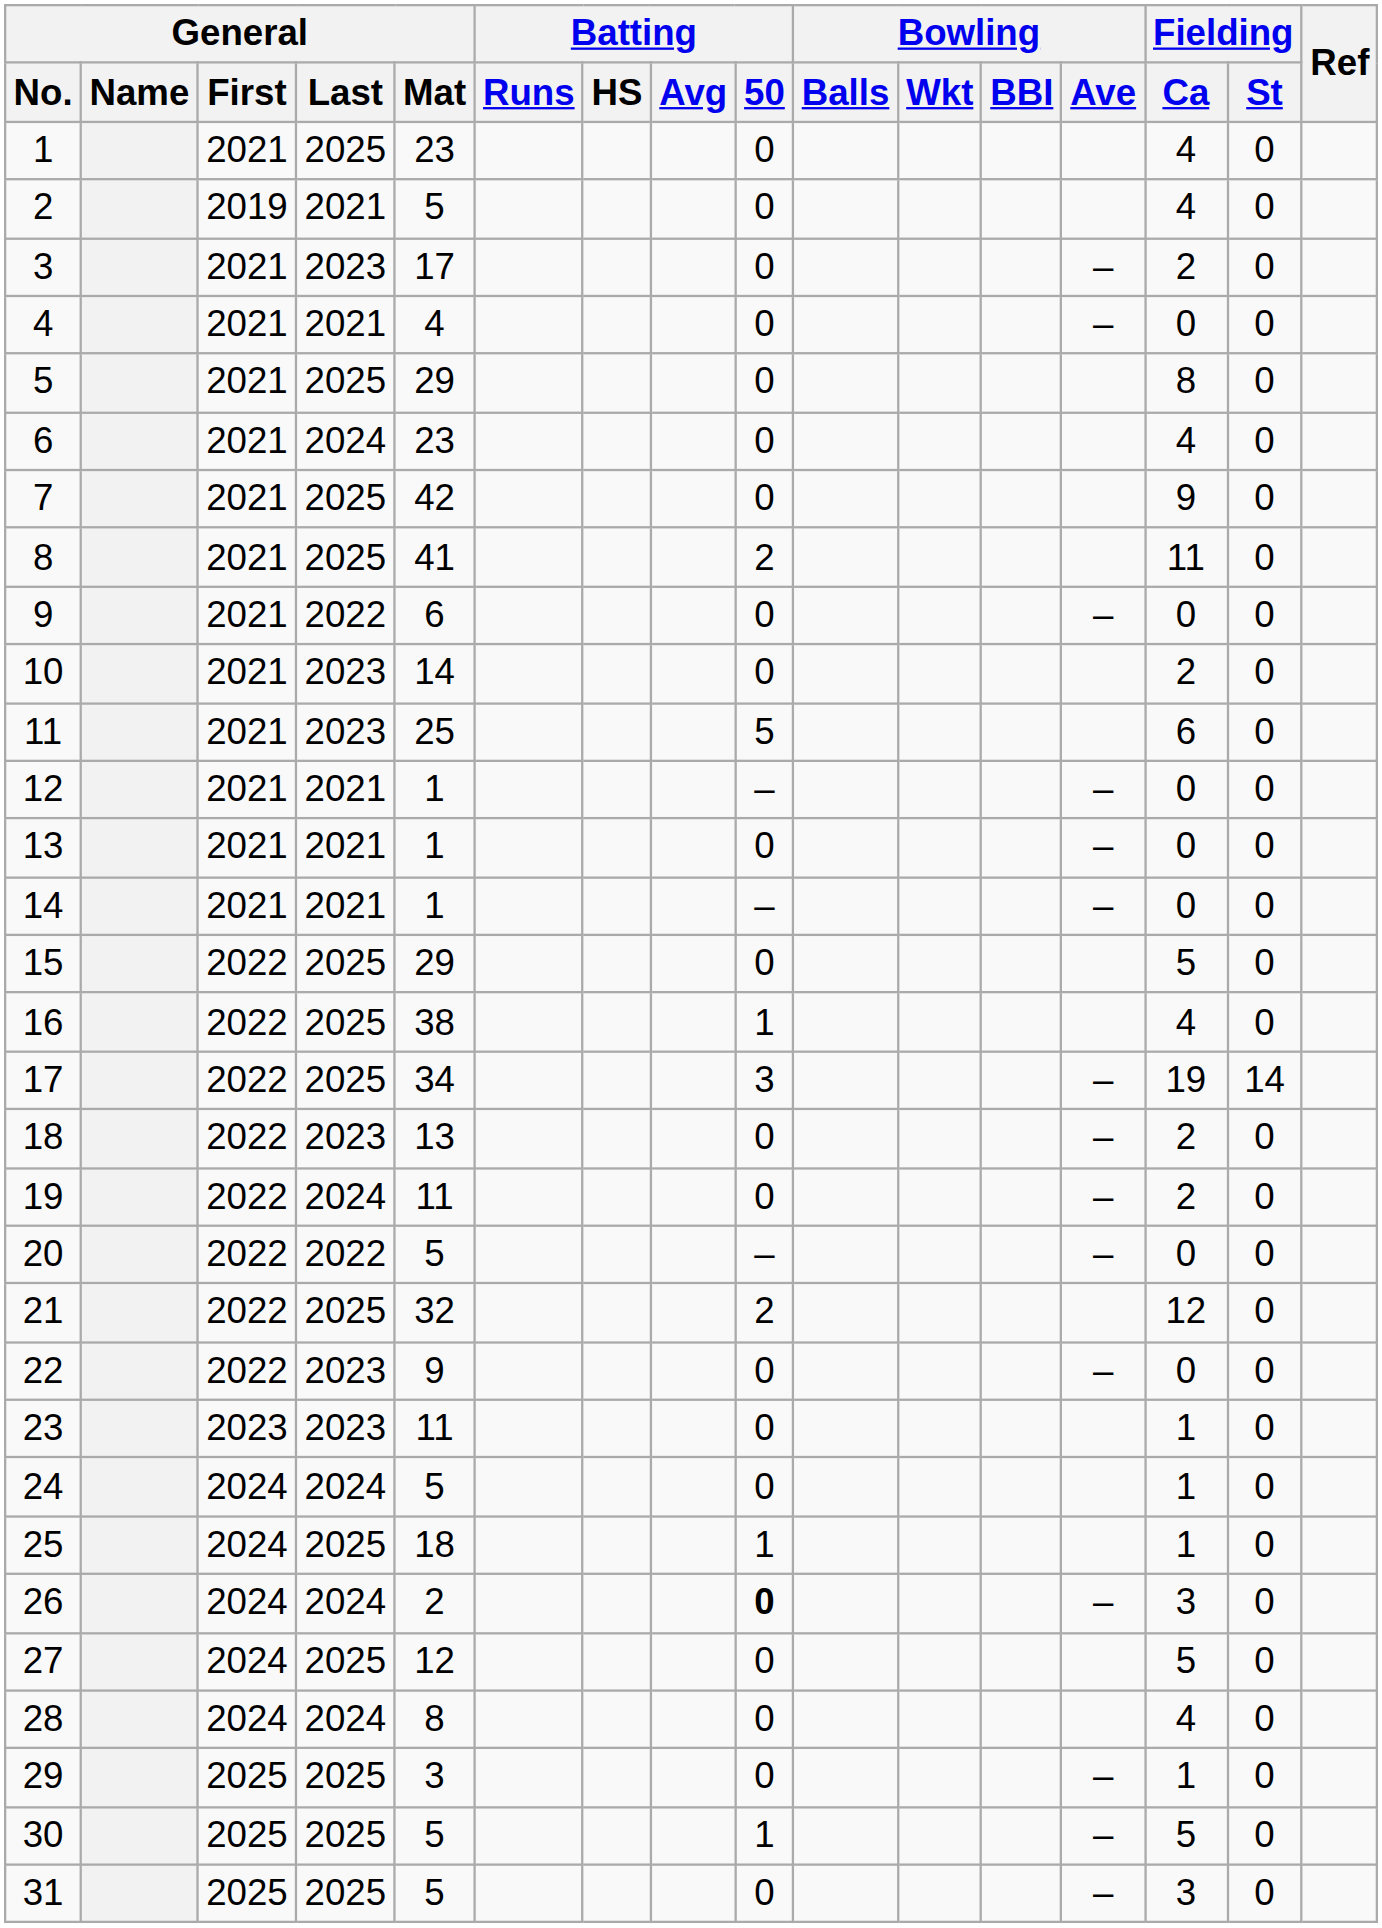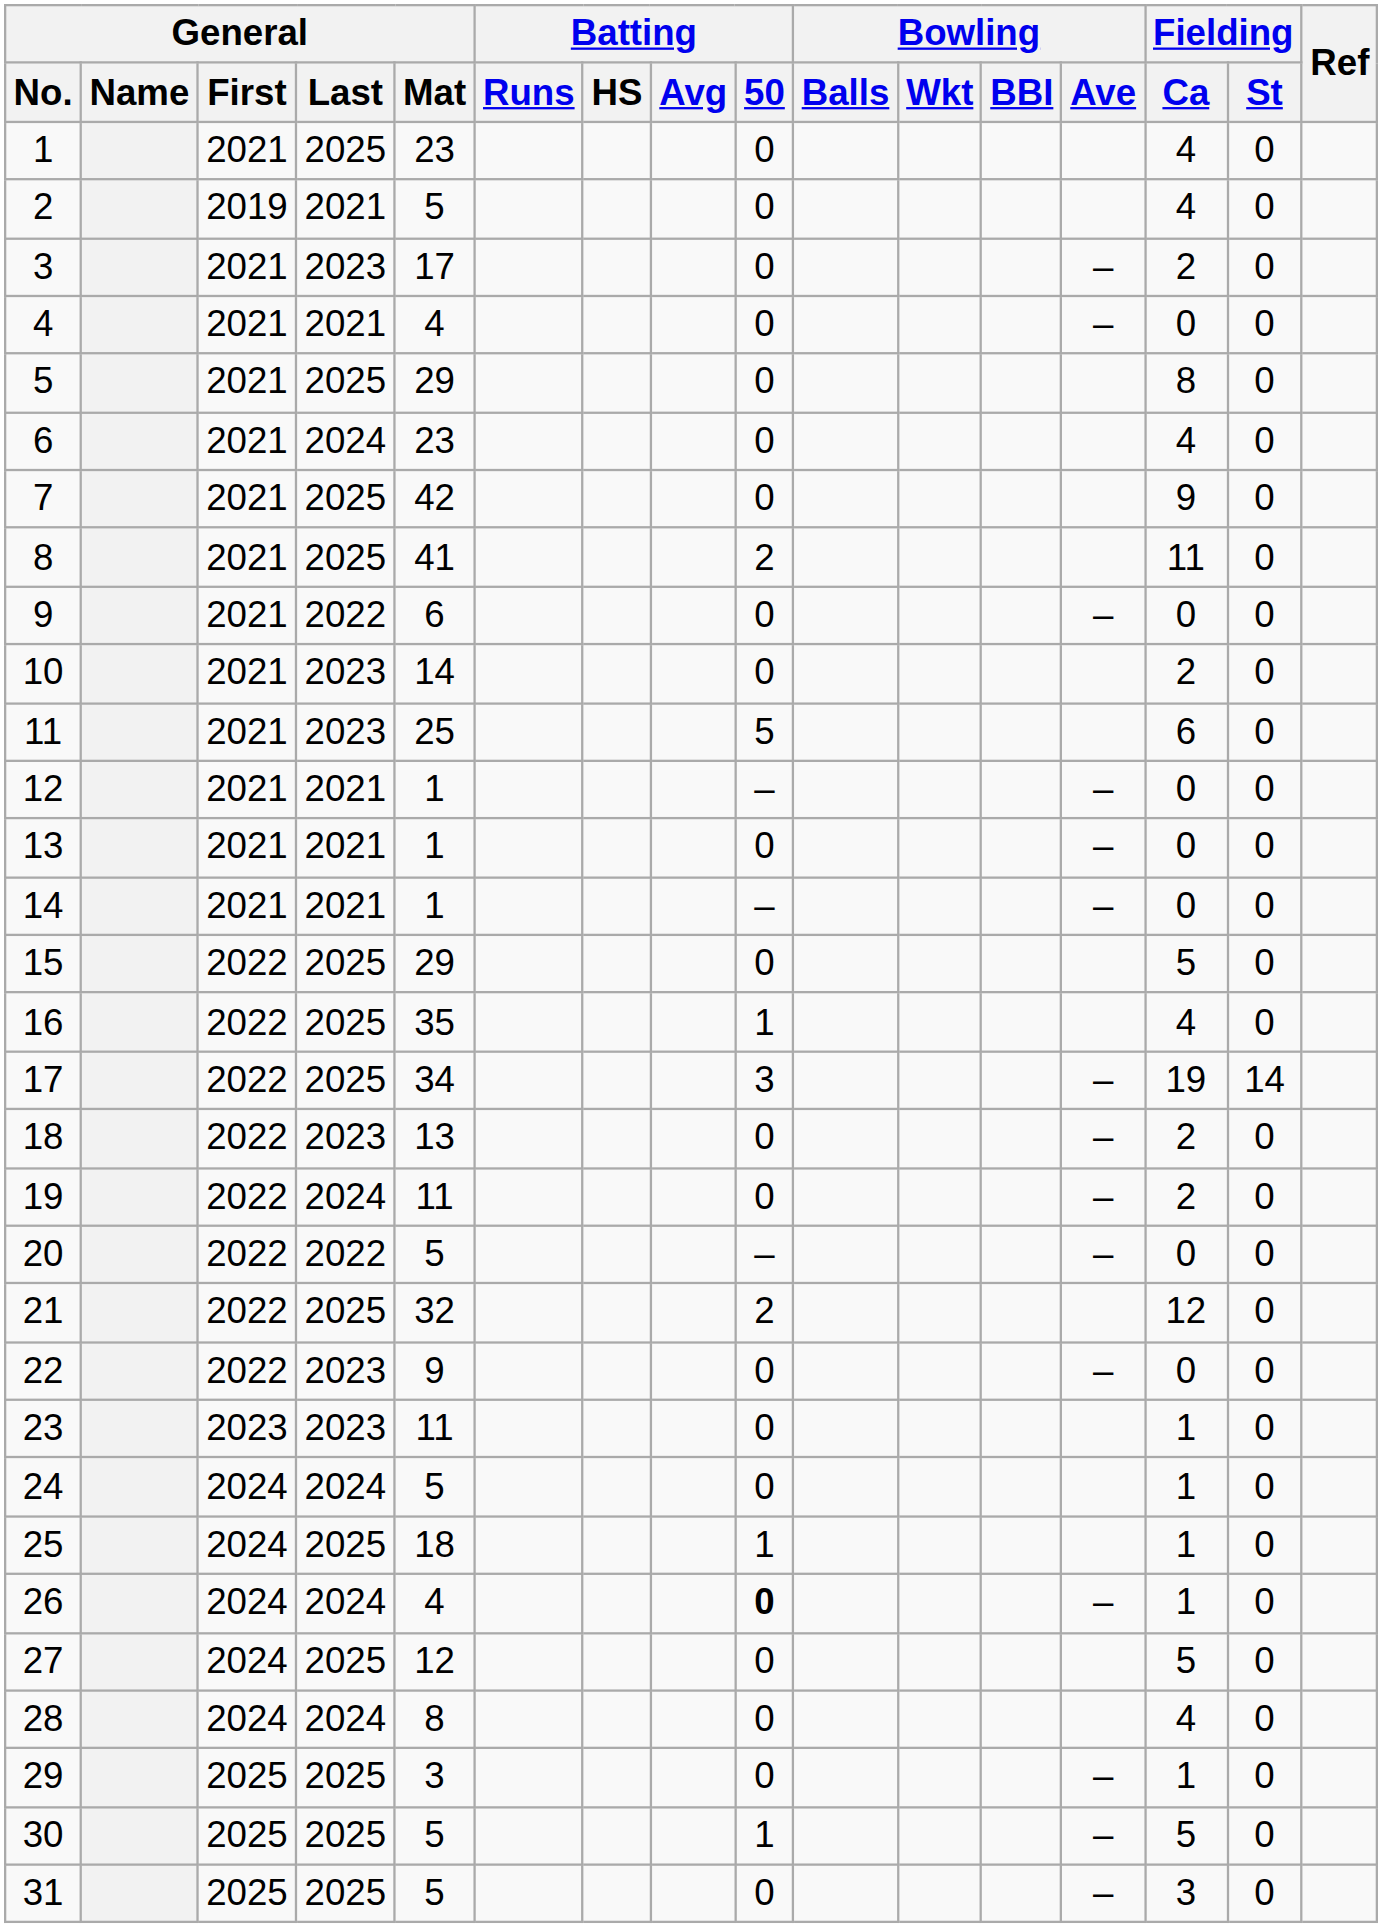(435, 1021) 38 -> (435, 1021) 35
(435, 1602) 2 -> (435, 1602) 4
(1186, 1602) 3 -> (1186, 1602) 1
